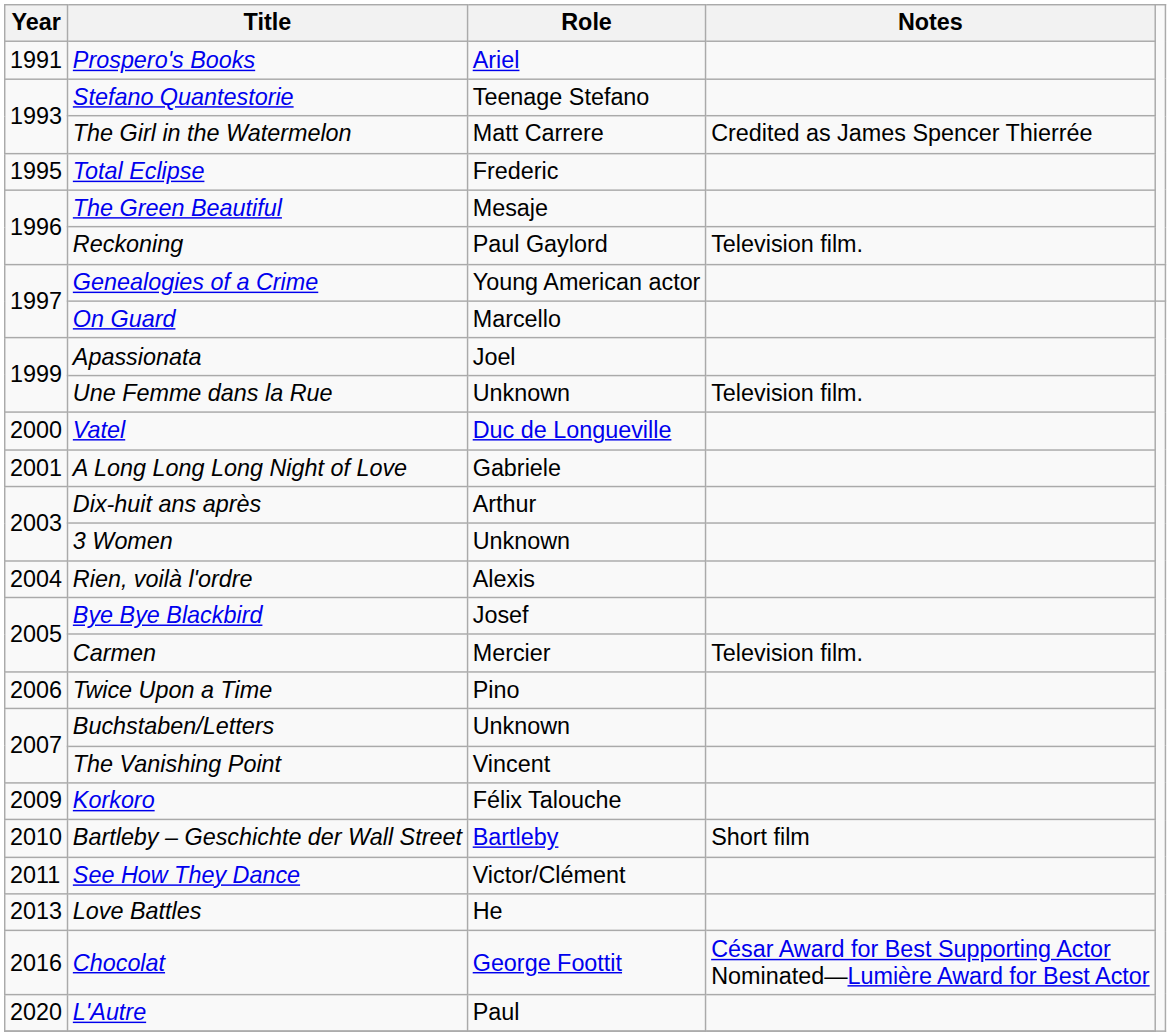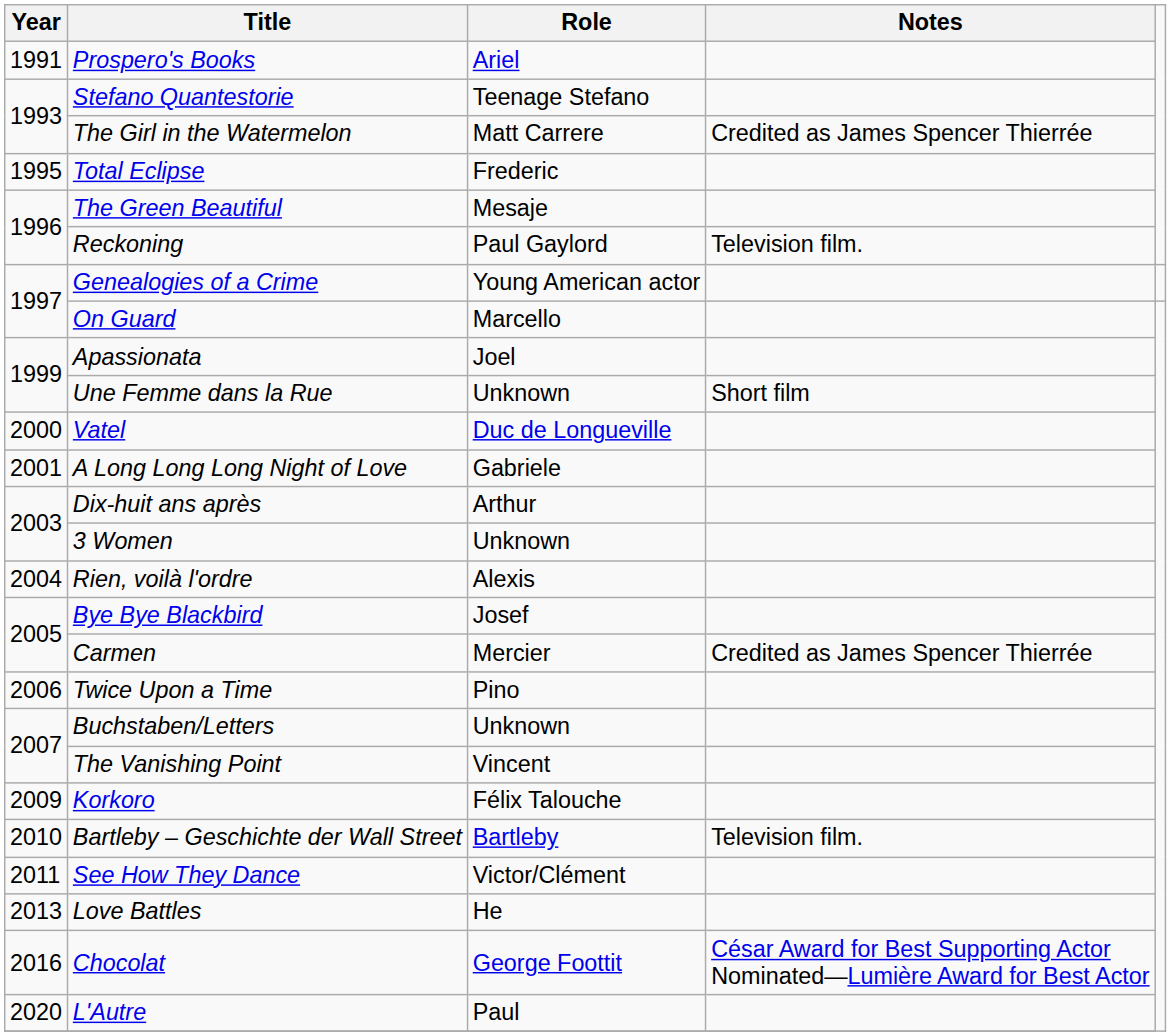(787, 393) Television film. -> (760, 393) Short film
(787, 652) Television film. -> (902, 652) Credited as James Spencer Thierrée
(760, 838) Short film -> (787, 838) Television film.
